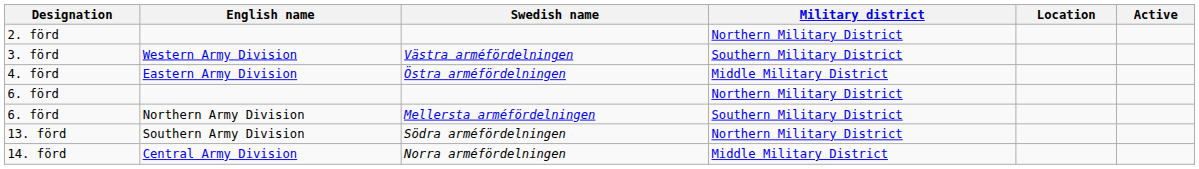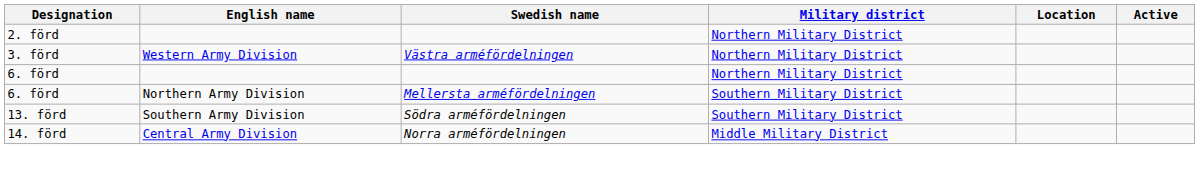(807, 54) Southern Military District -> (807, 54) Northern Military District
- row: (33, 74)
(807, 134) Northern Military District -> (807, 114) Southern Military District
